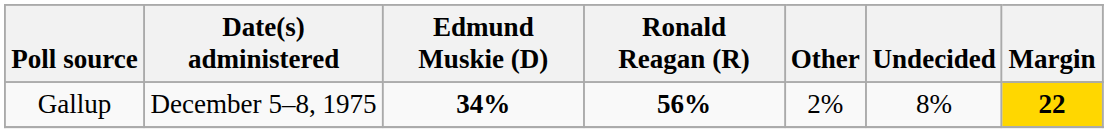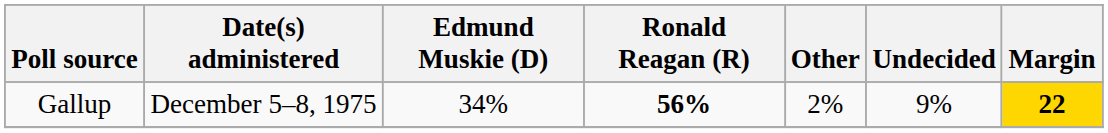(483, 103) bold -> (483, 103) normal
(934, 103) 8% -> (934, 103) 9%
